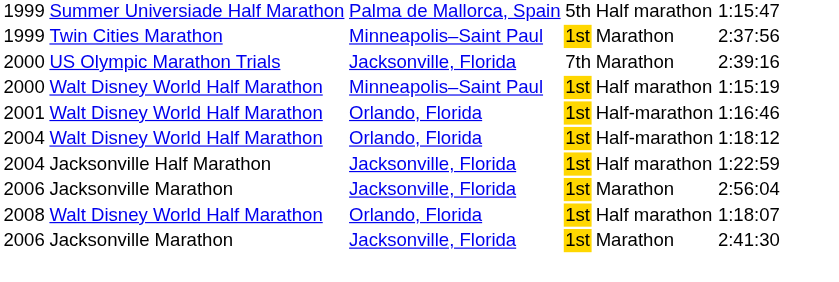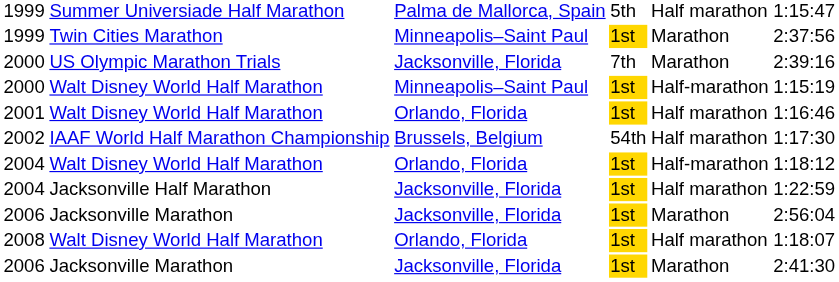(654, 87) Half marathon -> (710, 87) Half-marathon
(654, 112) Half-marathon -> (709, 112) Half marathon
+ row: (24, 138)
